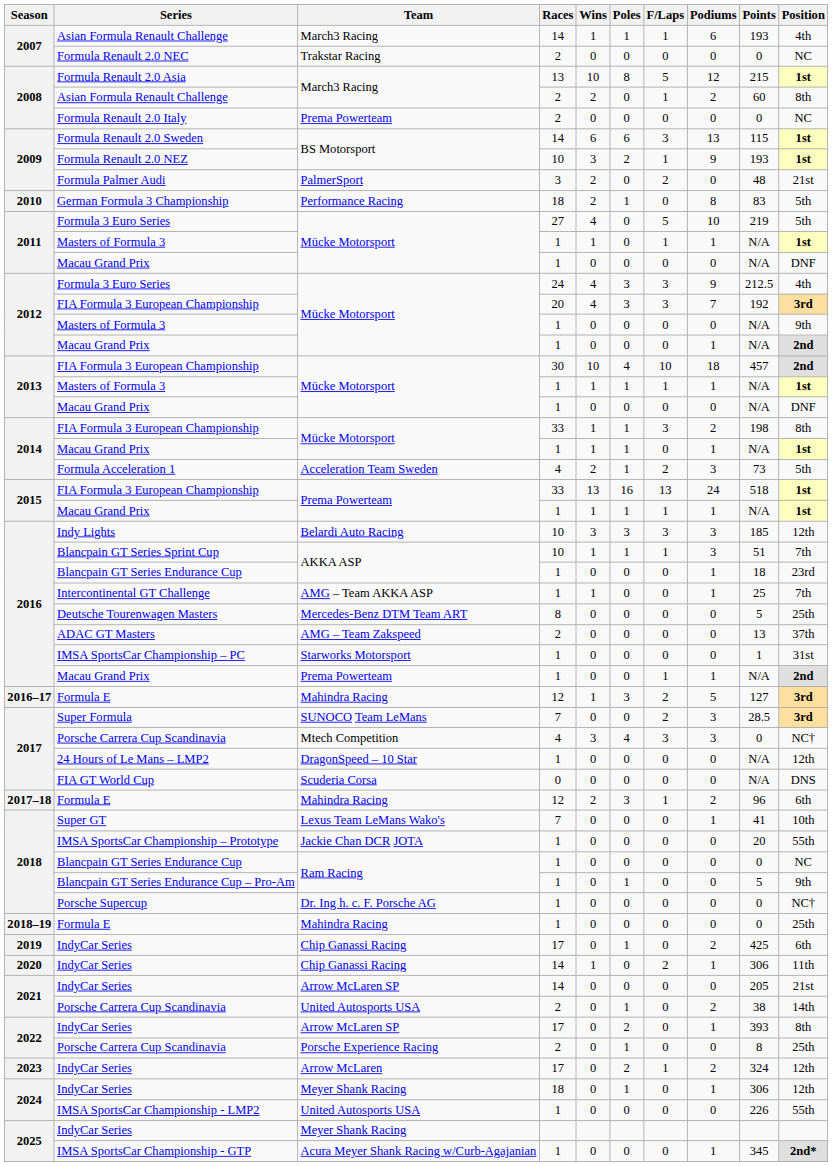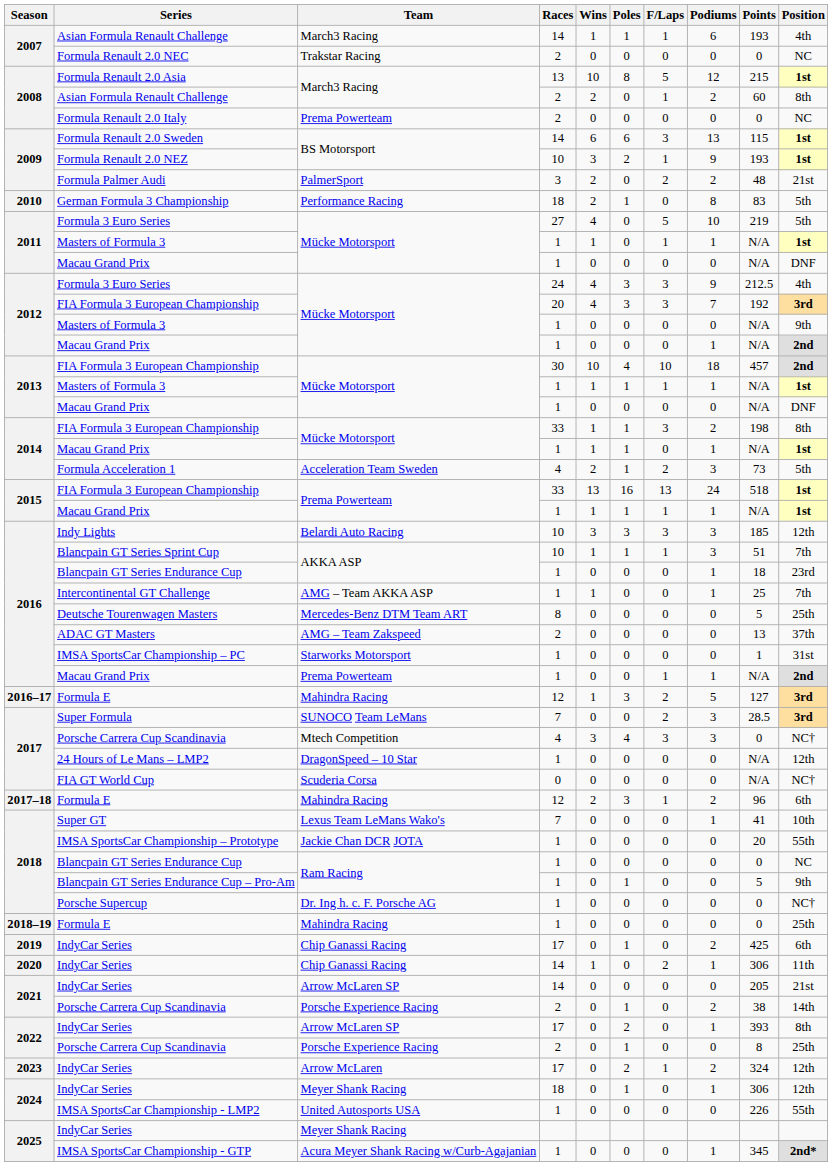(713, 180) 0 -> (713, 180) 2
(803, 779) DNS -> (803, 779) NC†
(360, 1007) United Autosports USA -> (369, 1007) Porsche Experience Racing
